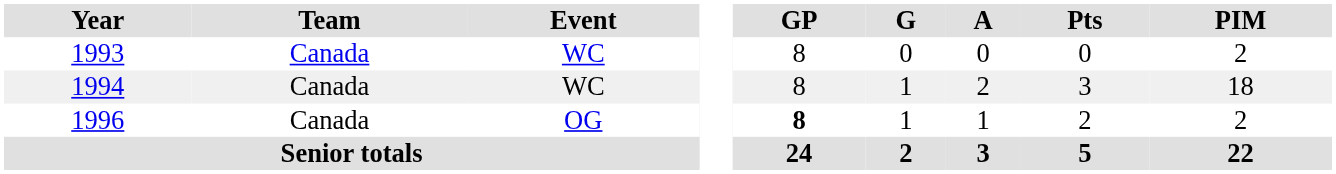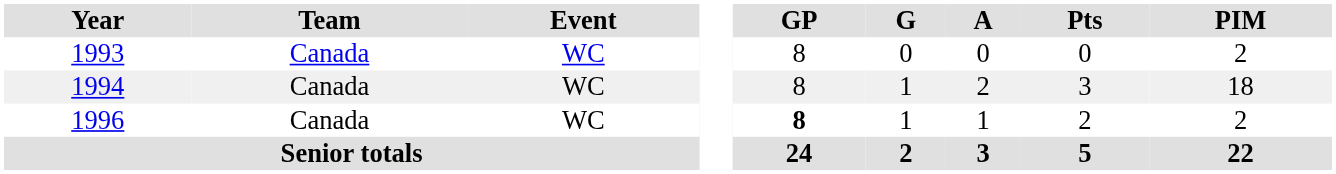(583, 119) OG -> (583, 119) WC
